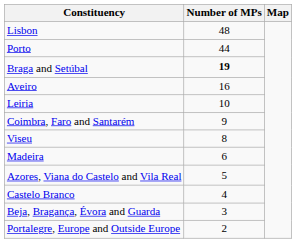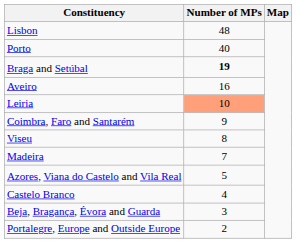(224, 48) 44 -> (224, 48) 40
(224, 103) no background -> (224, 103) lightsalmon background
(224, 156) 6 -> (224, 156) 7
